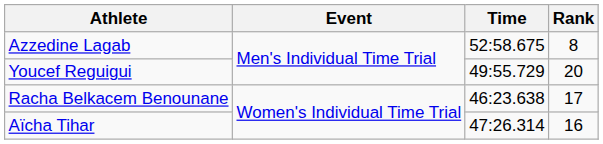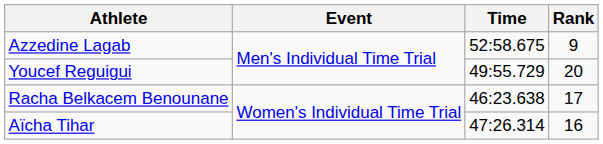(573, 45) 8 -> (573, 45) 9
